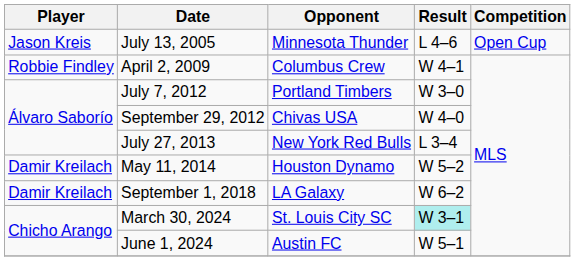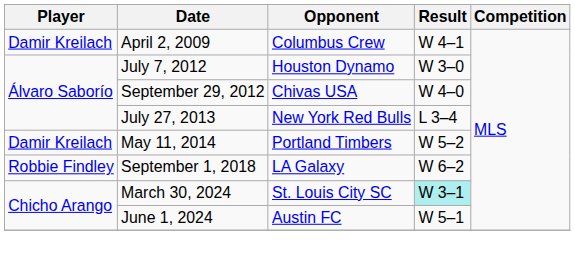- row: (168, 42)
(61, 67) Robbie Findley -> (60, 42) Damir Kreilach
(332, 92) Portland Timbers -> (333, 67) Houston Dynamo
(333, 167) Houston Dynamo -> (332, 142) Portland Timbers
(60, 192) Damir Kreilach -> (61, 167) Robbie Findley
